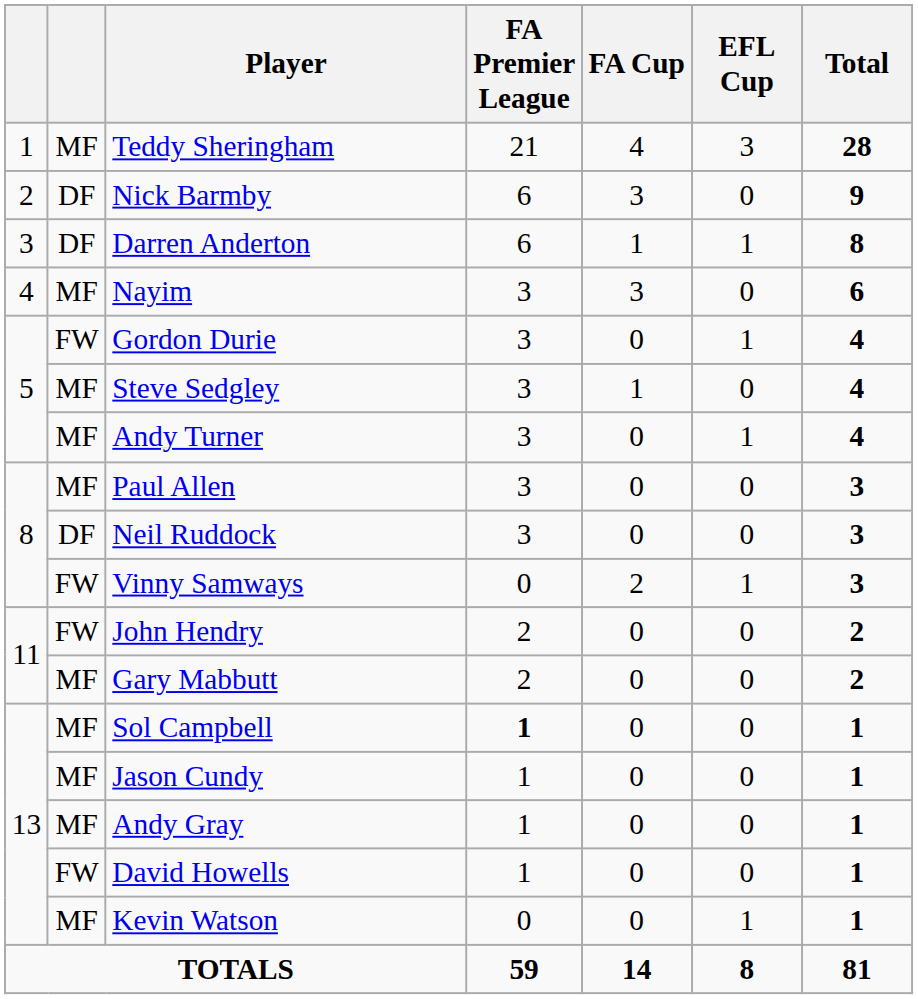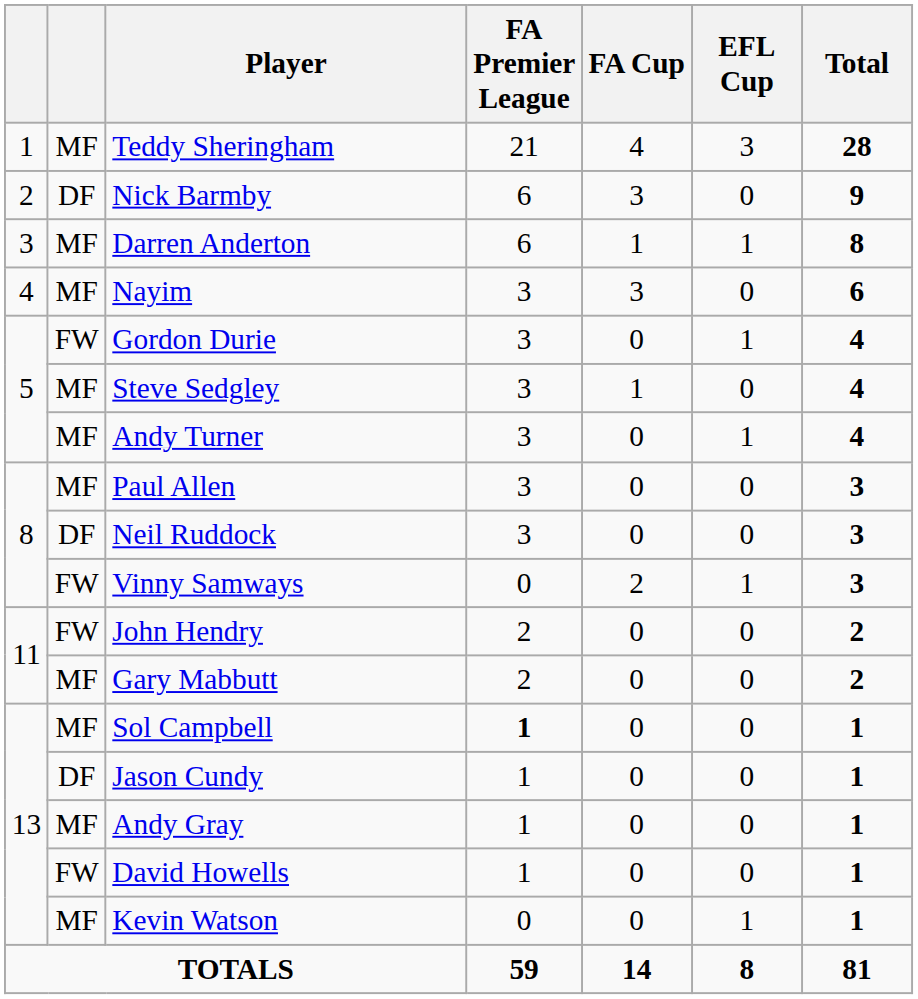(77, 243) DF -> (77, 243) MF
(77, 775) MF -> (77, 775) DF
